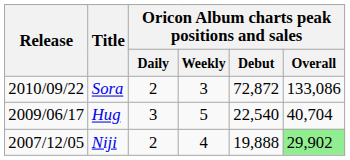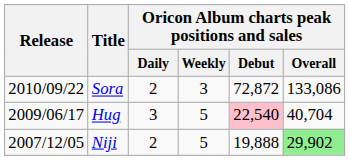(256, 115) no background -> (256, 115) pink background
(204, 141) 4 -> (204, 141) 5
